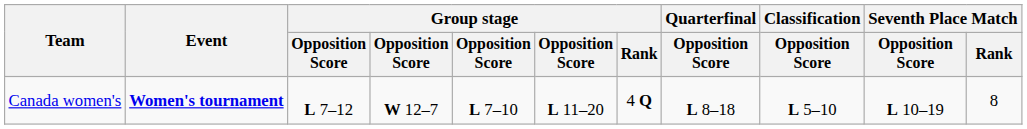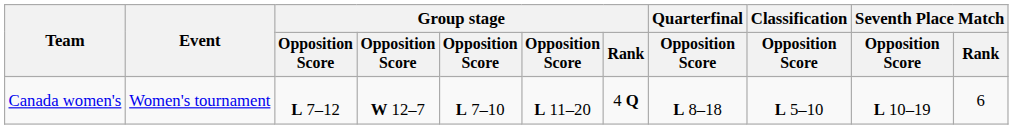(206, 100) bold -> (200, 100) normal
(994, 100) 8 -> (981, 100) 6
